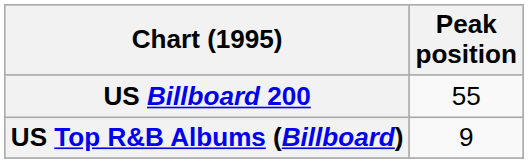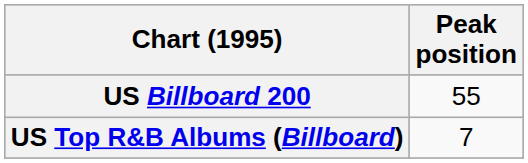(466, 137) 9 -> (466, 137) 7
